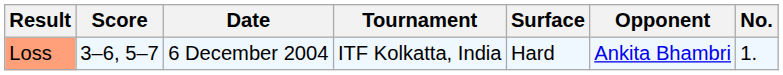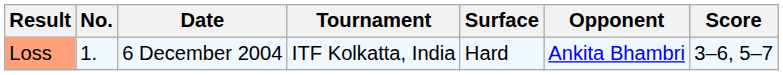columns swapped: (757, 20) <-> (120, 20)
